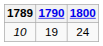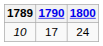(51, 32) 19 -> (51, 32) 17
